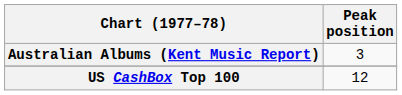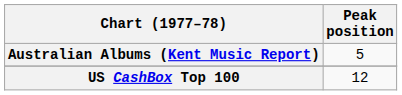(360, 55) 3 -> (360, 55) 5
